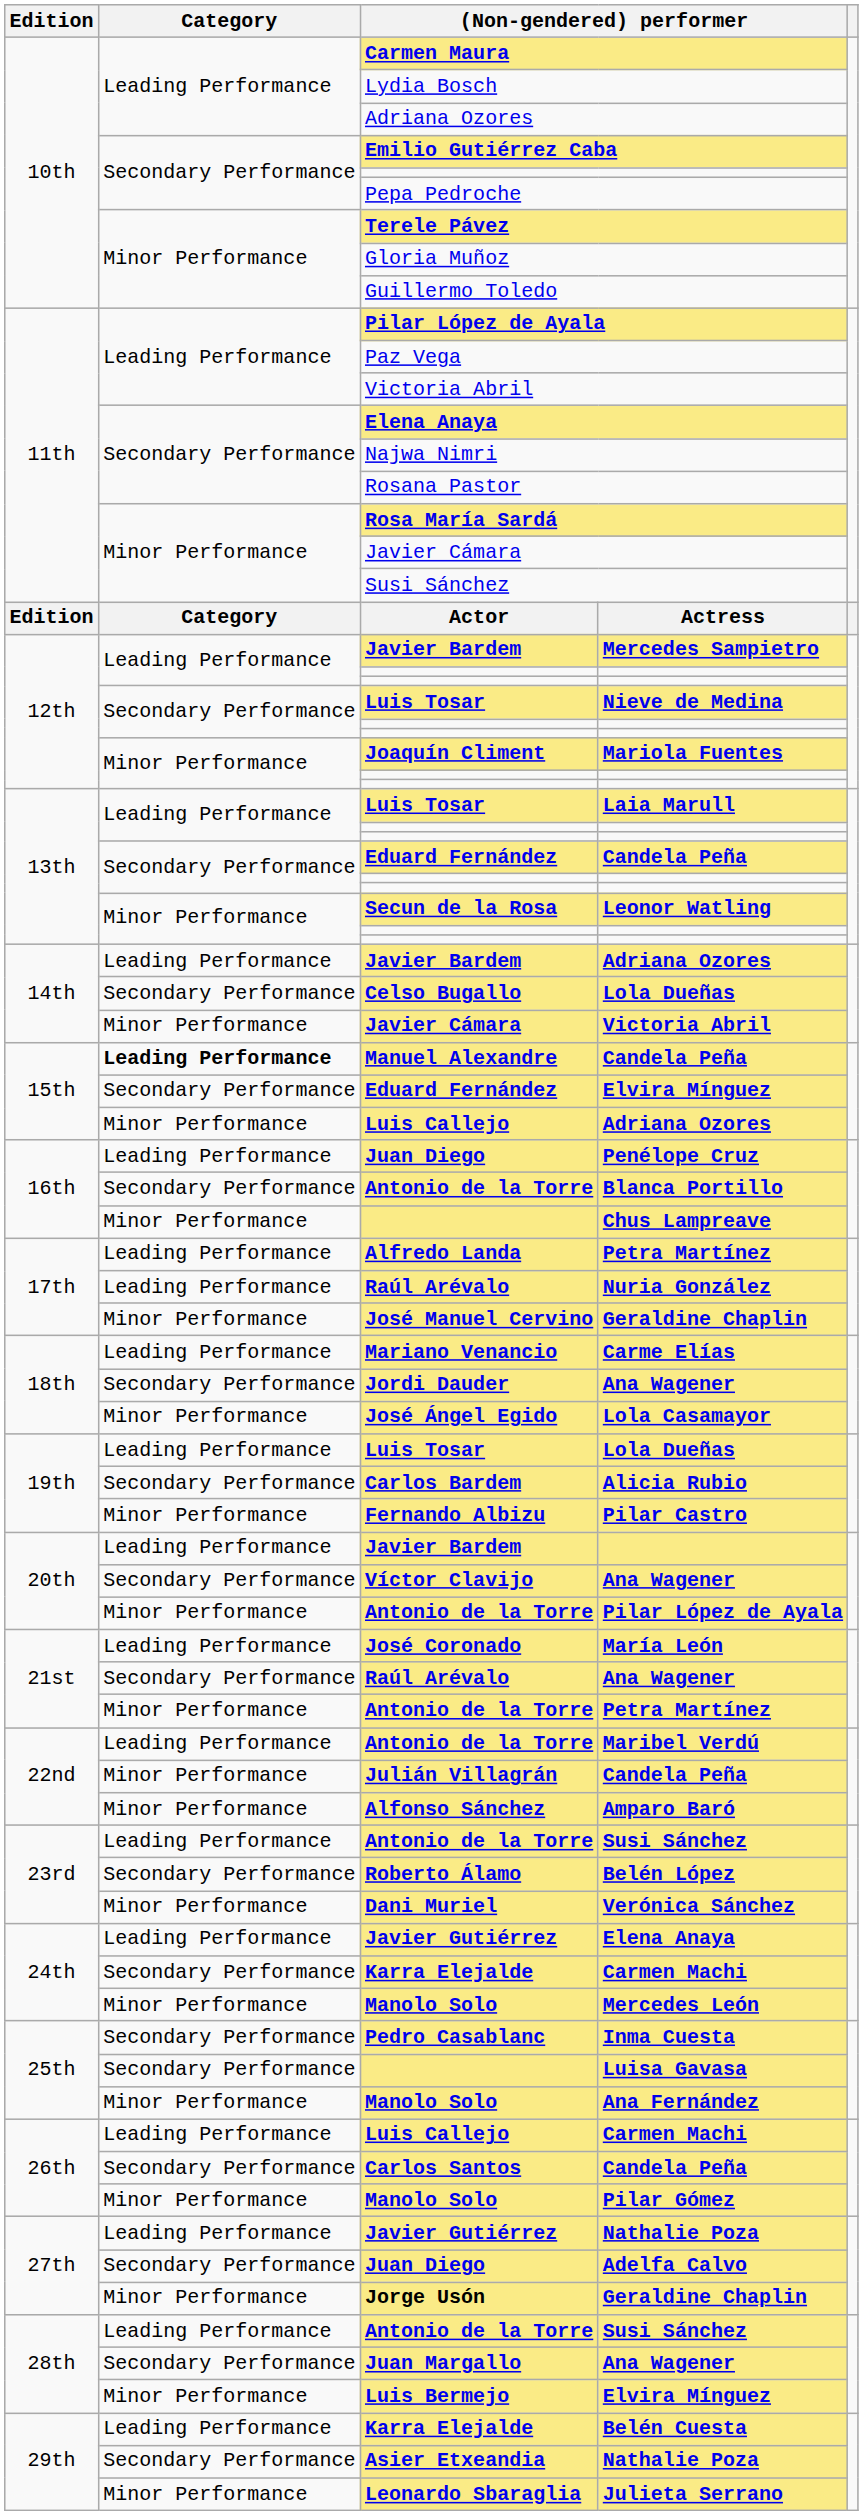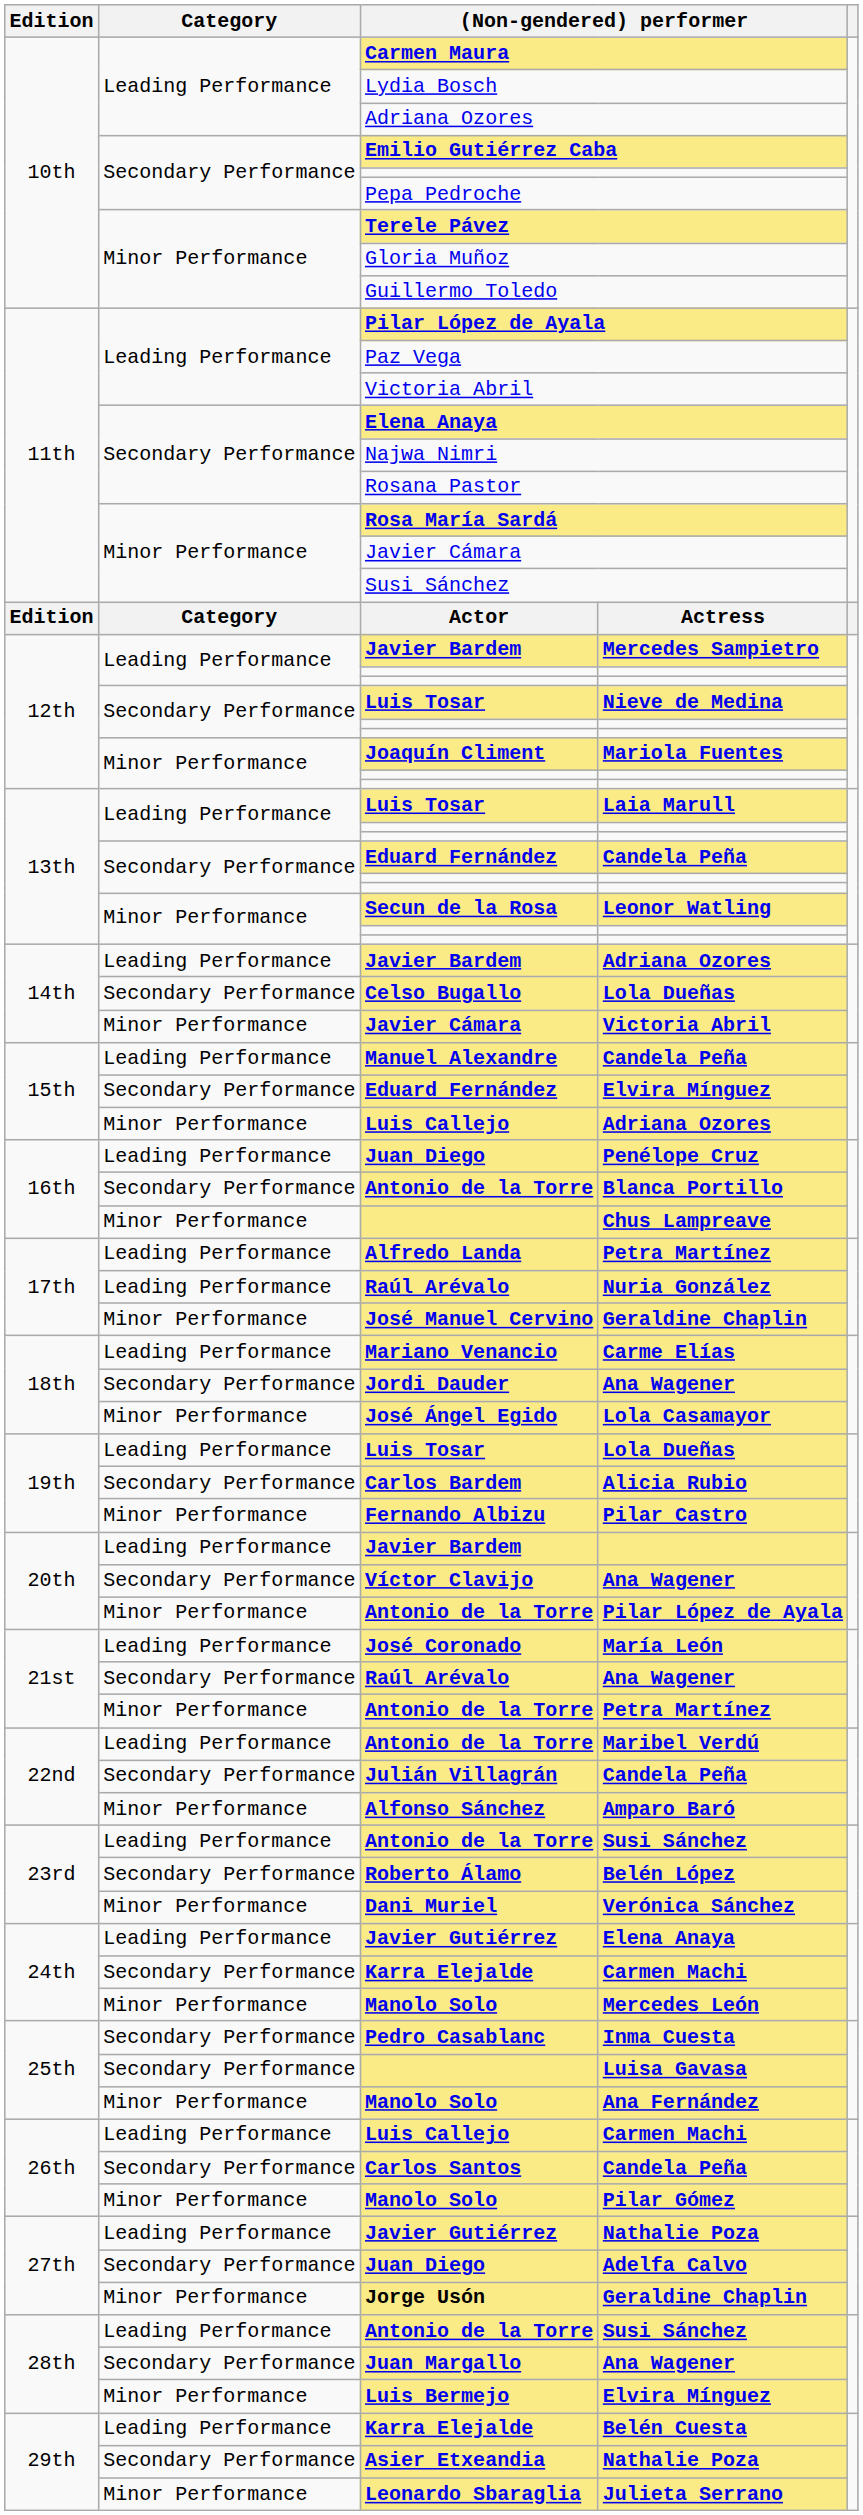(217, 1059) bold -> (217, 1059) normal
(205, 1776) Minor Performance -> (229, 1776) Secondary Performance
